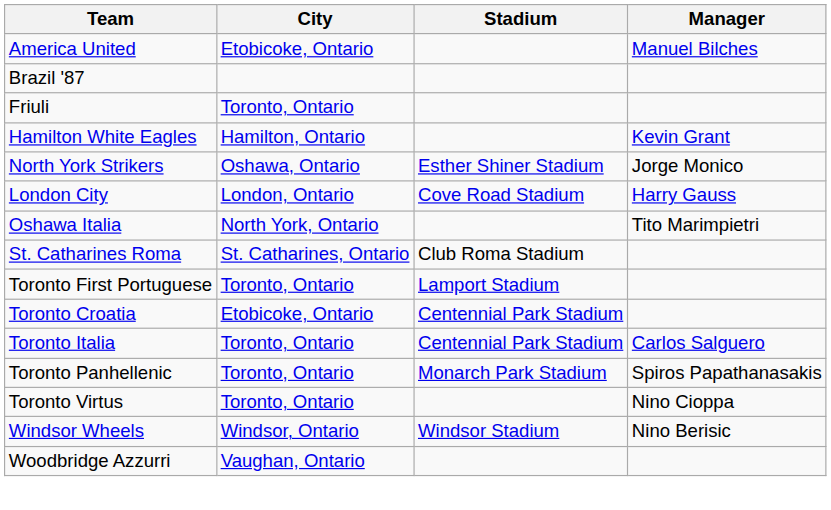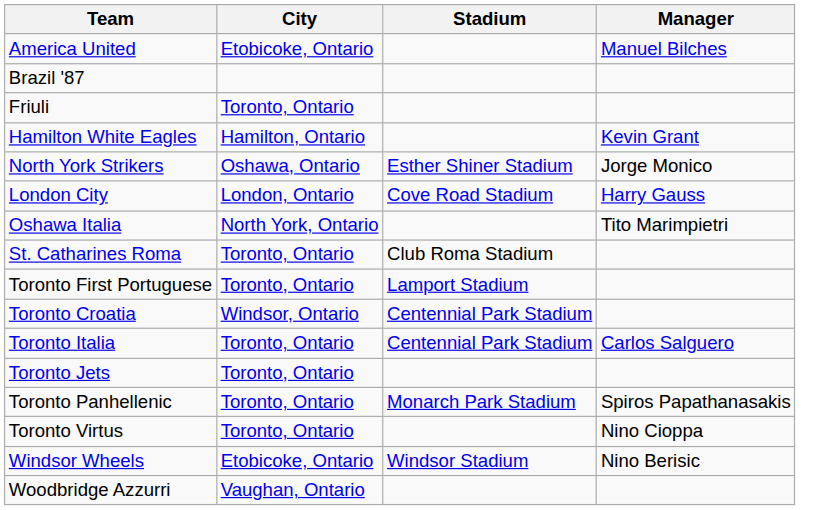(315, 254) St. Catharines, Ontario -> (287, 254) Toronto, Ontario
(297, 313) Etobicoke, Ontario -> (290, 313) Windsor, Ontario
+ row: (59, 372)
(290, 431) Windsor, Ontario -> (297, 460) Etobicoke, Ontario
